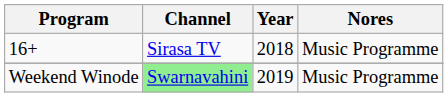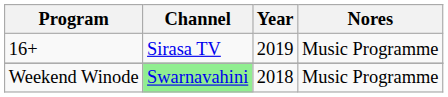(275, 48) 2018 -> (275, 48) 2019
(275, 77) 2019 -> (275, 77) 2018
